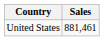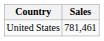(80, 28) 881,461 -> (80, 28) 781,461
